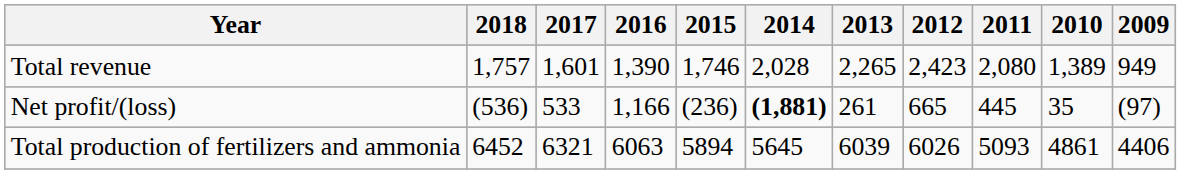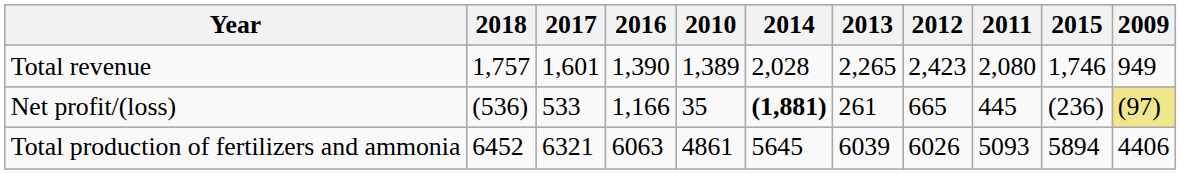columns swapped: (711, 24) <-> (1077, 24)
(1139, 106) no background -> (1139, 106) khaki background
